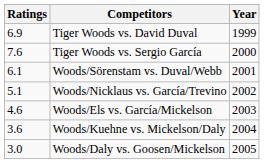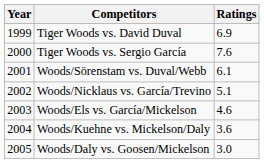columns swapped: (244, 14) <-> (27, 14)
